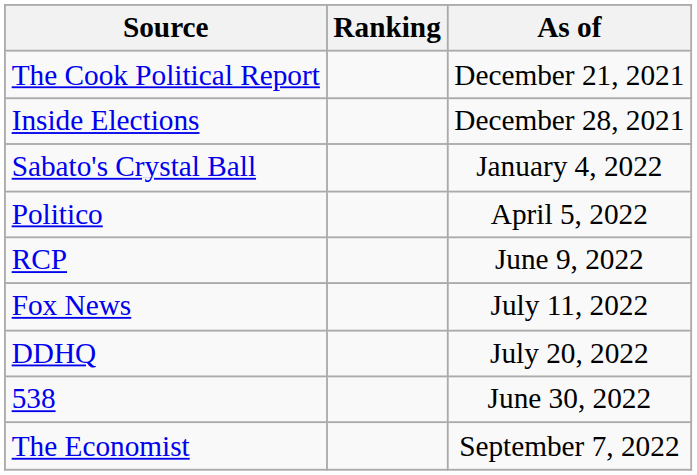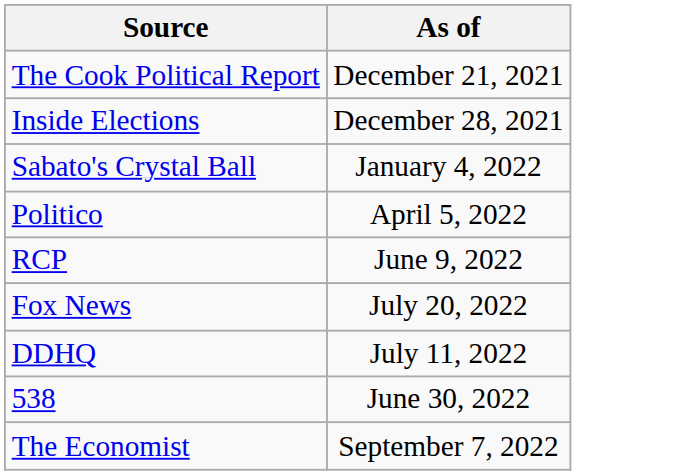- column: (387, 27)
(569, 306) July 11, 2022 -> (448, 306) July 20, 2022
(569, 352) July 20, 2022 -> (448, 352) July 11, 2022
